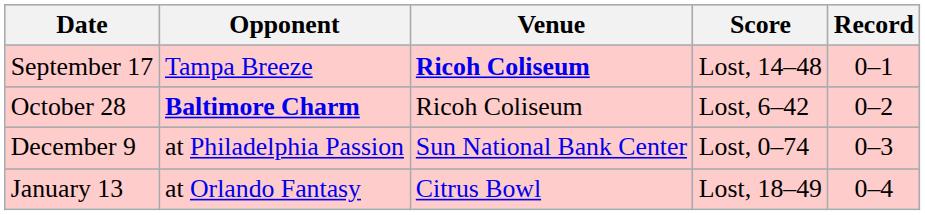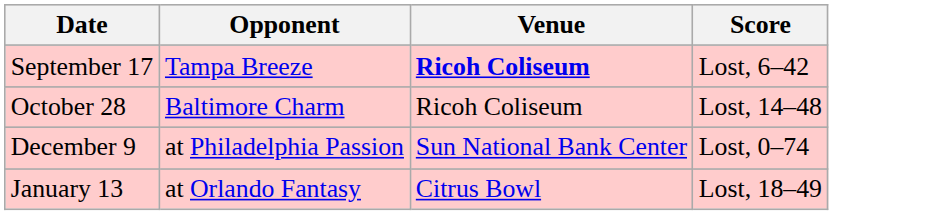- column: (874, 24)
(760, 65) Lost, 14–48 -> (754, 65) Lost, 6–42
(262, 106) bold -> (255, 106) normal
(754, 106) Lost, 6–42 -> (760, 106) Lost, 14–48
